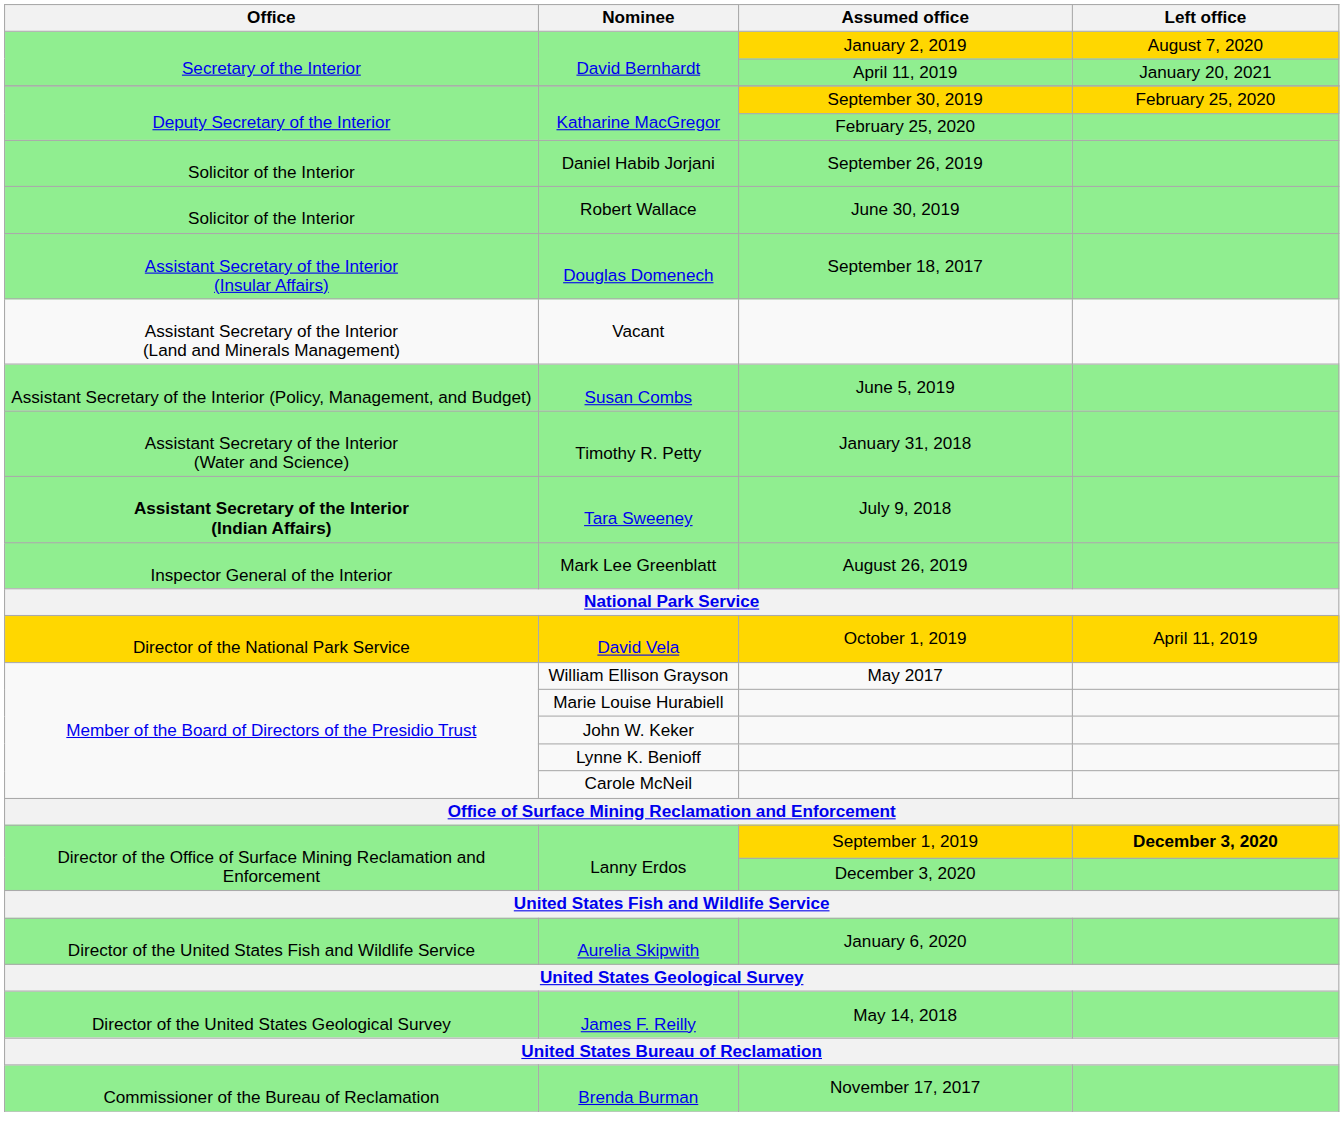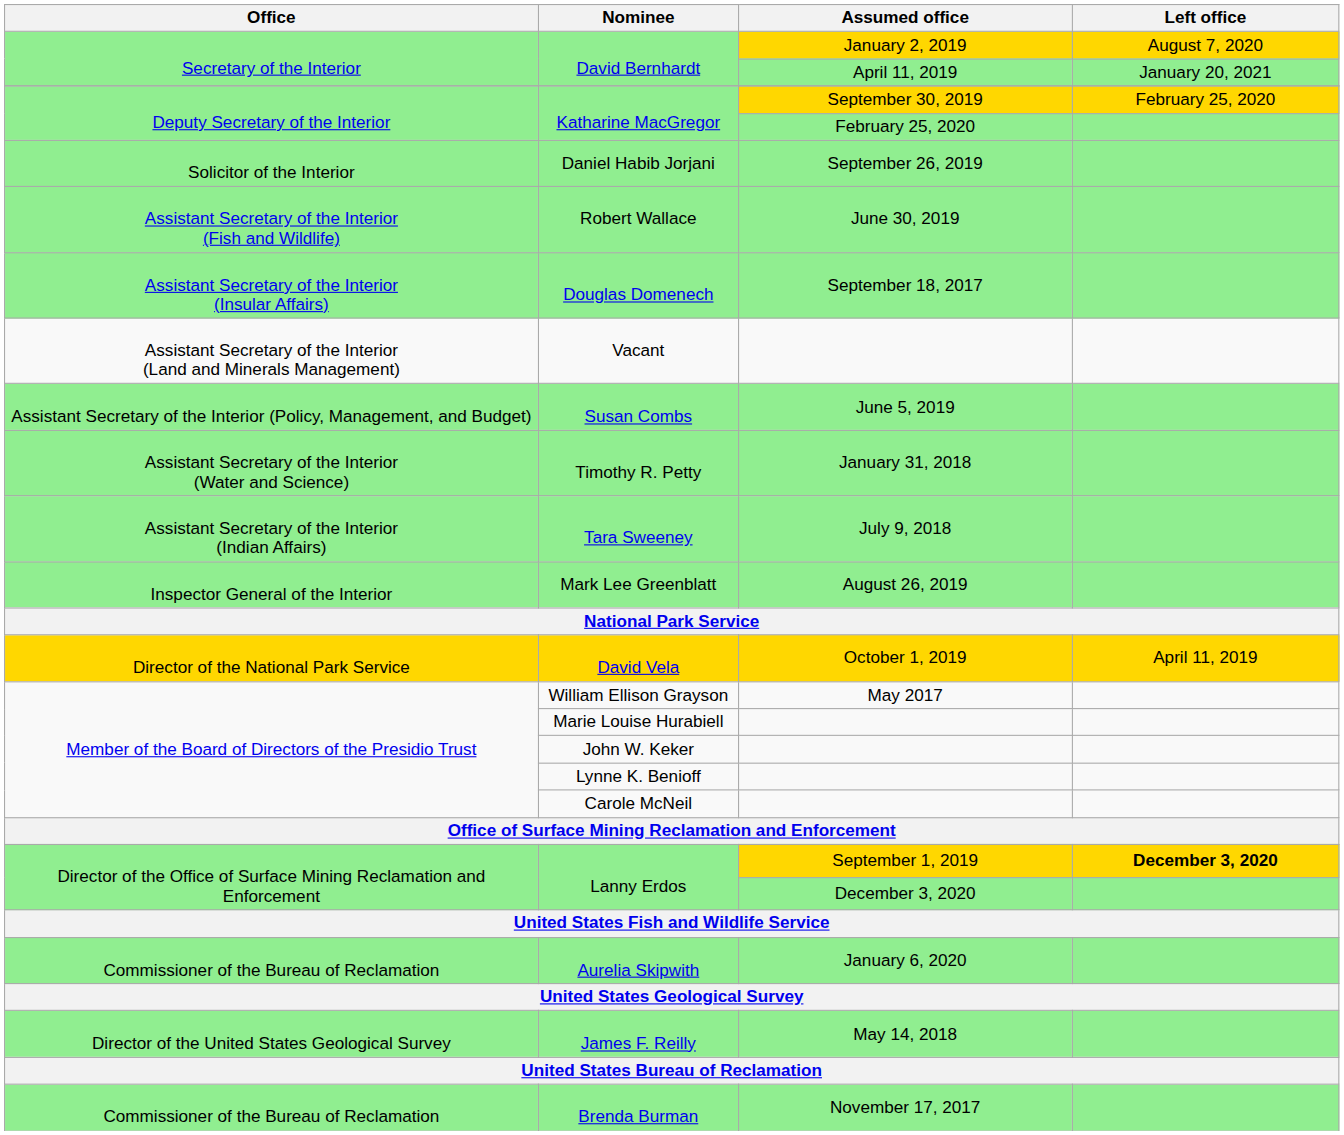(271, 219) Solicitor of the Interior -> (271, 229) Assistant Secretary of the Interior (Fish and Wildlife)
(271, 518) bold -> (271, 538) normal
(271, 950) Director of the United States Fish and Wildlife Service -> (271, 969) Commissioner of the Bureau of Reclamation
